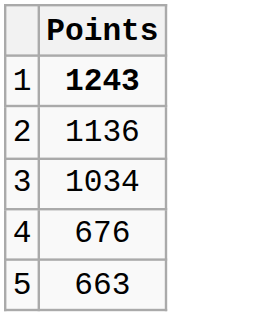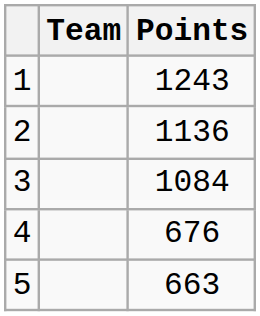+ column: (84, 31)
(102, 81) bold -> (192, 81) normal
(102, 183) 1034 -> (192, 183) 1084
